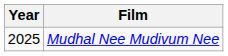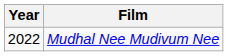(24, 39) 2025 -> (24, 39) 2022
